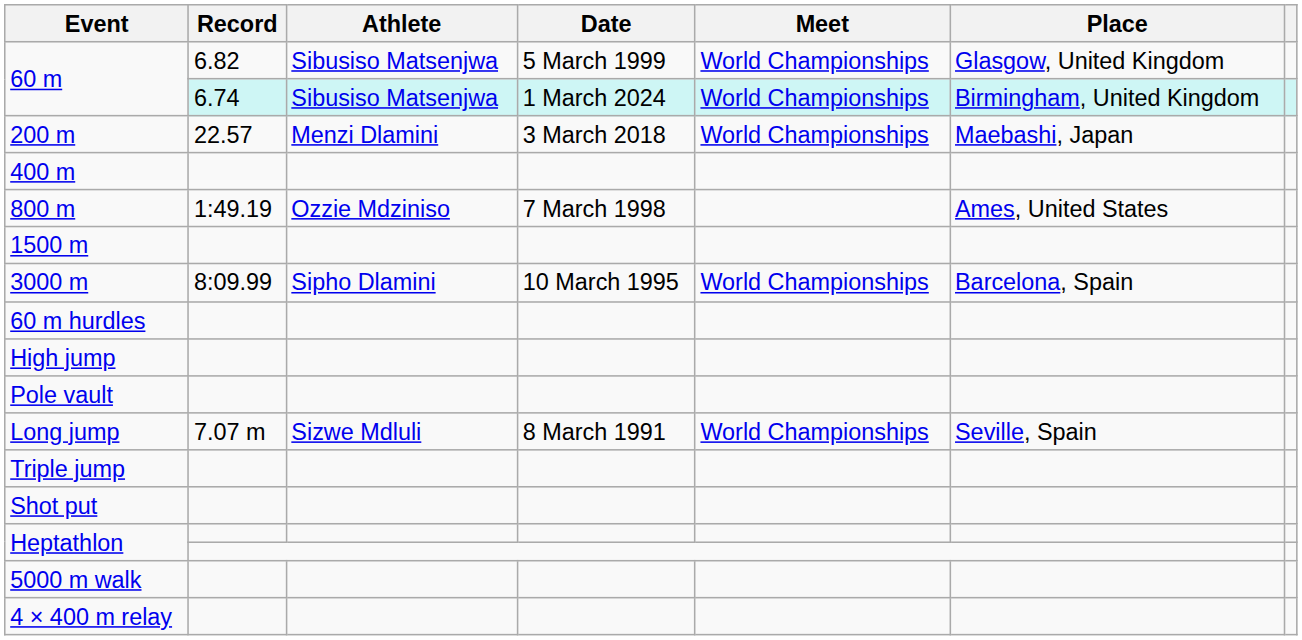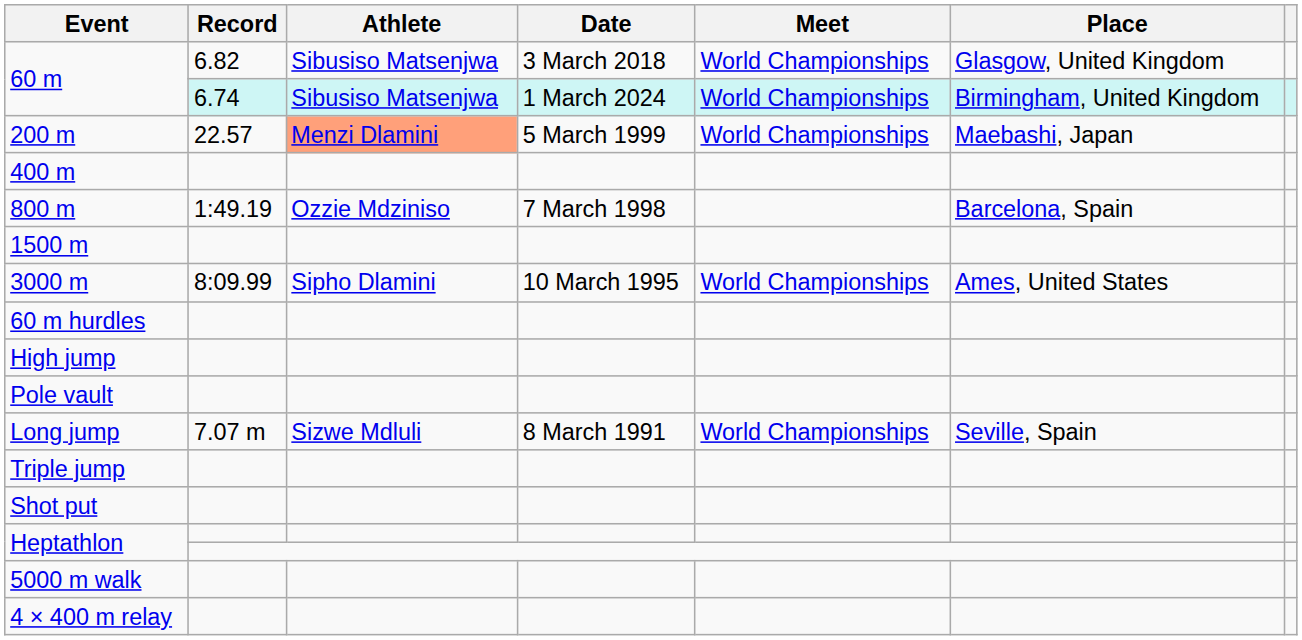(594, 61) 5 March 1999 -> (594, 61) 3 March 2018
(365, 135) no background -> (365, 135) lightsalmon background
(594, 135) 3 March 2018 -> (594, 135) 5 March 1999
(1062, 209) Ames, United States -> (1044, 209) Barcelona, Spain
(1044, 283) Barcelona, Spain -> (1062, 283) Ames, United States
